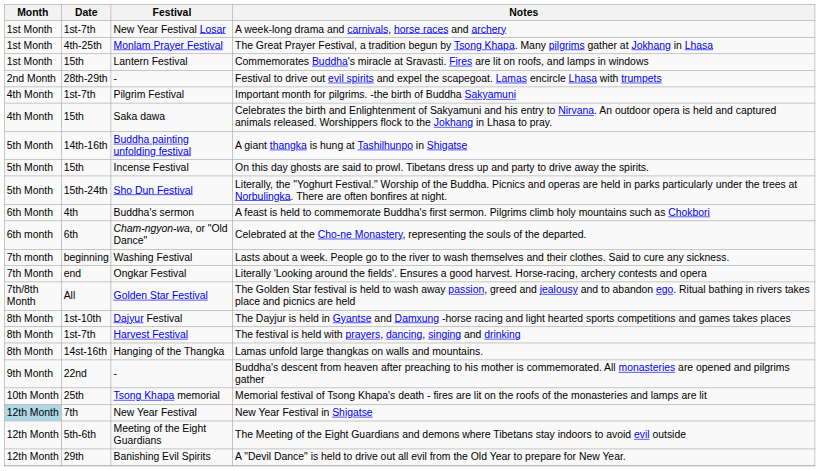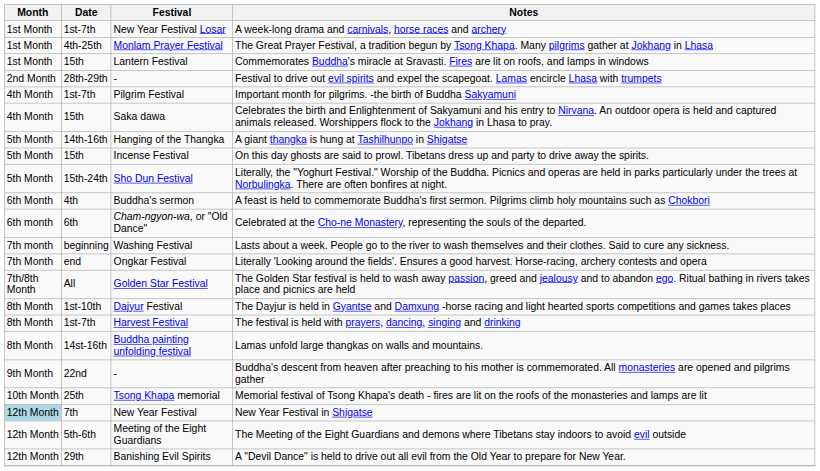(152, 145) Buddha painting unfolding festival -> (169, 139) Hanging of the Thangka
(169, 351) Hanging of the Thangka -> (152, 345) Buddha painting unfolding festival
